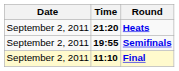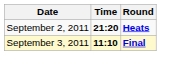- row: (147, 43)
(48, 58) September 2, 2011 -> (48, 43) September 3, 2011
